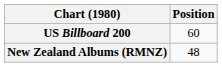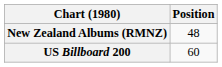rows swapped: (87, 52) <-> (87, 33)
